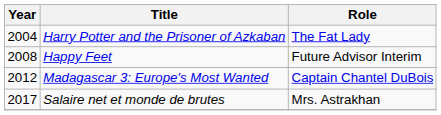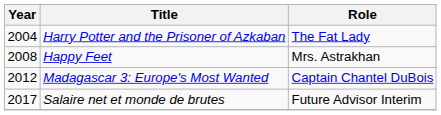(357, 57) Future Advisor Interim -> (336, 57) Mrs. Astrakhan
(336, 99) Mrs. Astrakhan -> (357, 99) Future Advisor Interim
